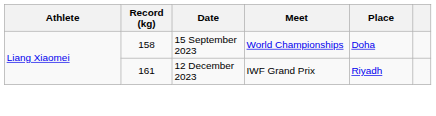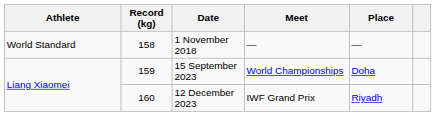+ row: (202, 45)
(147, 45) 158 -> (147, 72) 159
(147, 72) 161 -> (147, 98) 160
